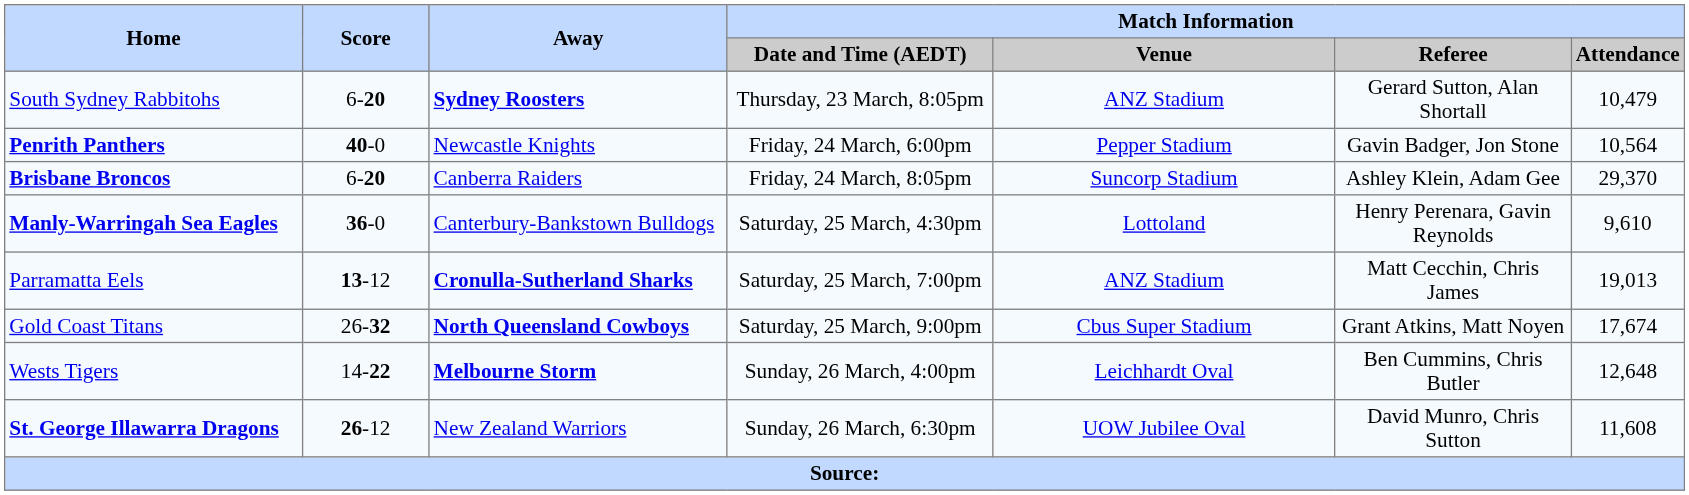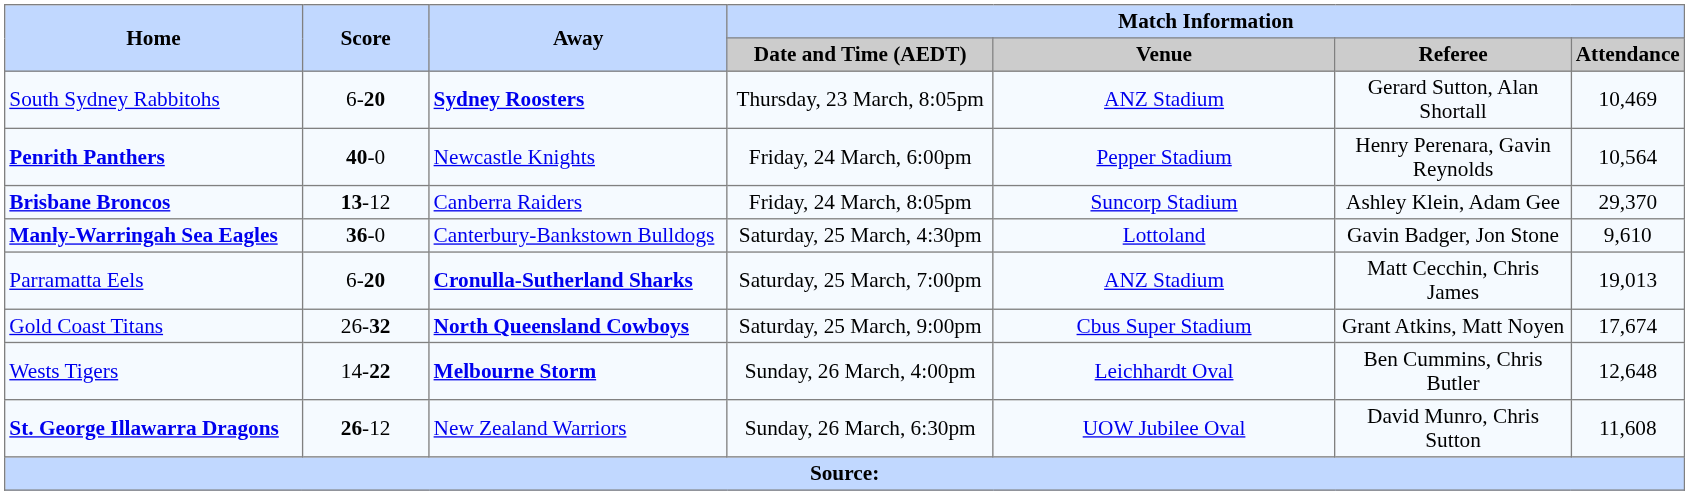(1628, 99) 10,479 -> (1628, 99) 10,469
(1453, 144) Gavin Badger, Jon Stone -> (1453, 156) Henry Perenara, Gavin Reynolds
(366, 178) 6-20 -> (366, 202) 13-12
(1453, 223) Henry Perenara, Gavin Reynolds -> (1453, 235) Gavin Badger, Jon Stone
(366, 280) 13-12 -> (366, 280) 6-20
